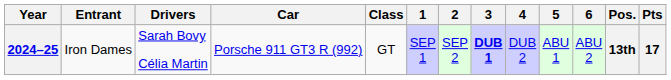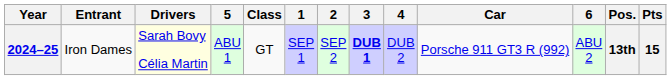columns swapped: (288, 14) <-> (556, 14)
(173, 49) no background -> (173, 49) lightyellow background
(652, 49) 17 -> (652, 49) 15
